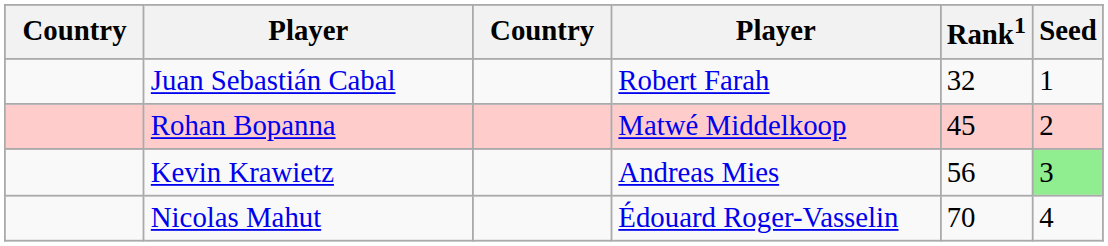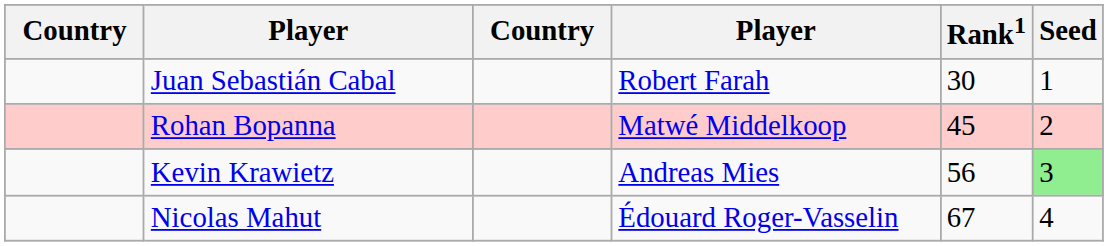(961, 80) 32 -> (961, 80) 30
(961, 217) 70 -> (961, 217) 67
